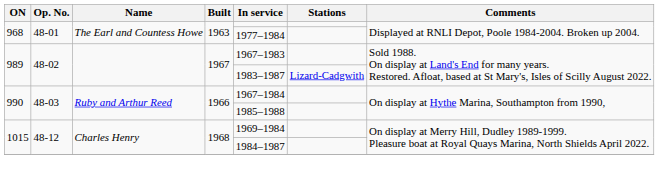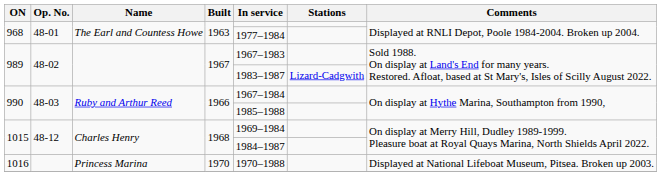+ row: (18, 163)
